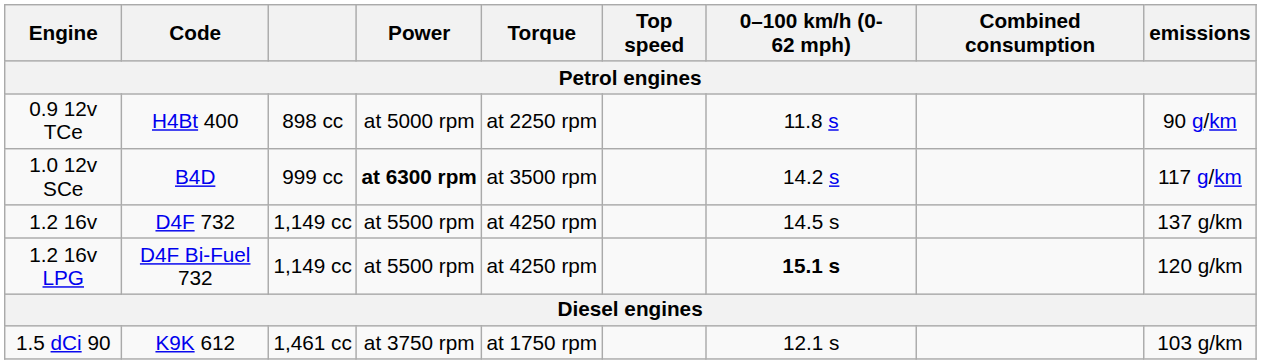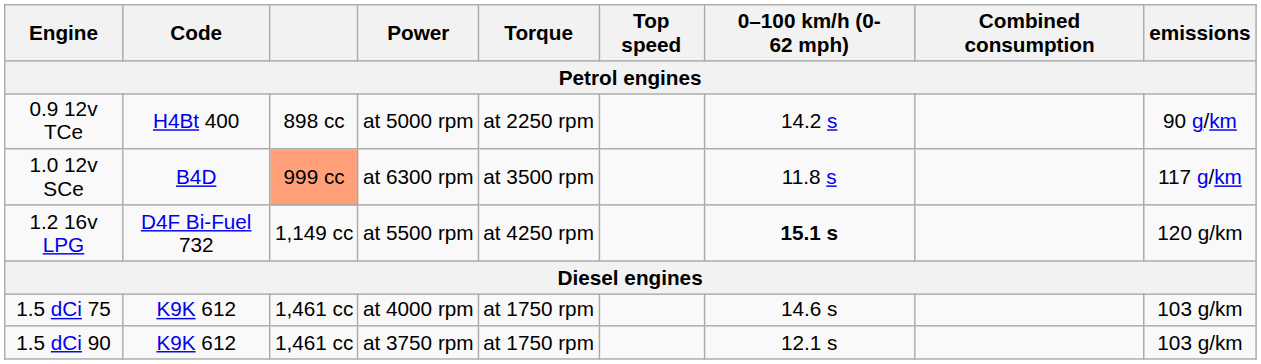(811, 122) 11.8 s -> (809, 122) 14.2 s
(313, 177) no background -> (314, 177) lightsalmon background
(419, 177) bold -> (418, 177) normal
(811, 177) 14.2 s -> (809, 177) 11.8 s
- row: (63, 222)
+ row: (64, 310)
